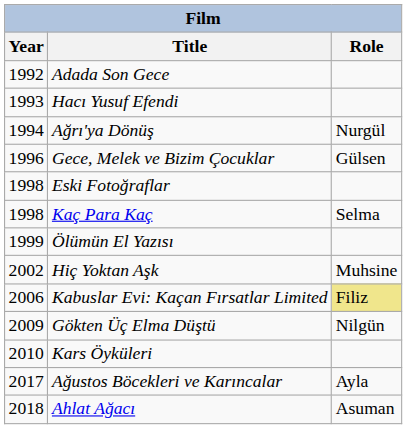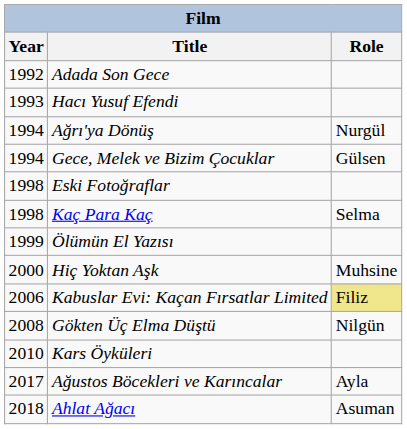(26, 158) 1996 -> (26, 158) 1994
(26, 269) 2002 -> (26, 269) 2000
(26, 325) 2009 -> (26, 325) 2008
